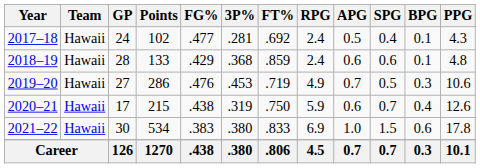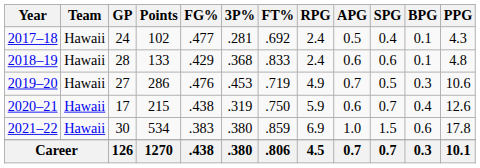(278, 60) .859 -> (278, 60) .833
(278, 128) .833 -> (278, 128) .859
